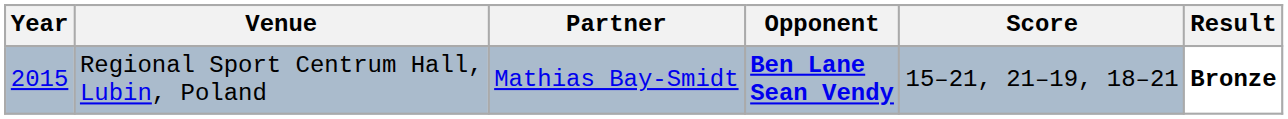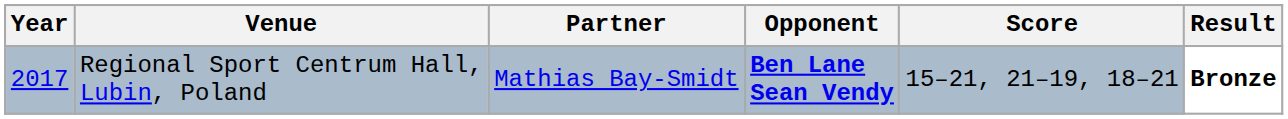(40, 80) 2015 -> (40, 80) 2017
